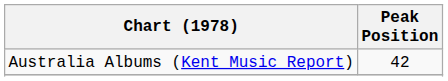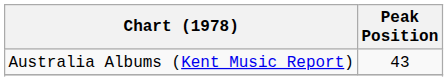(400, 62) 42 -> (400, 62) 43
